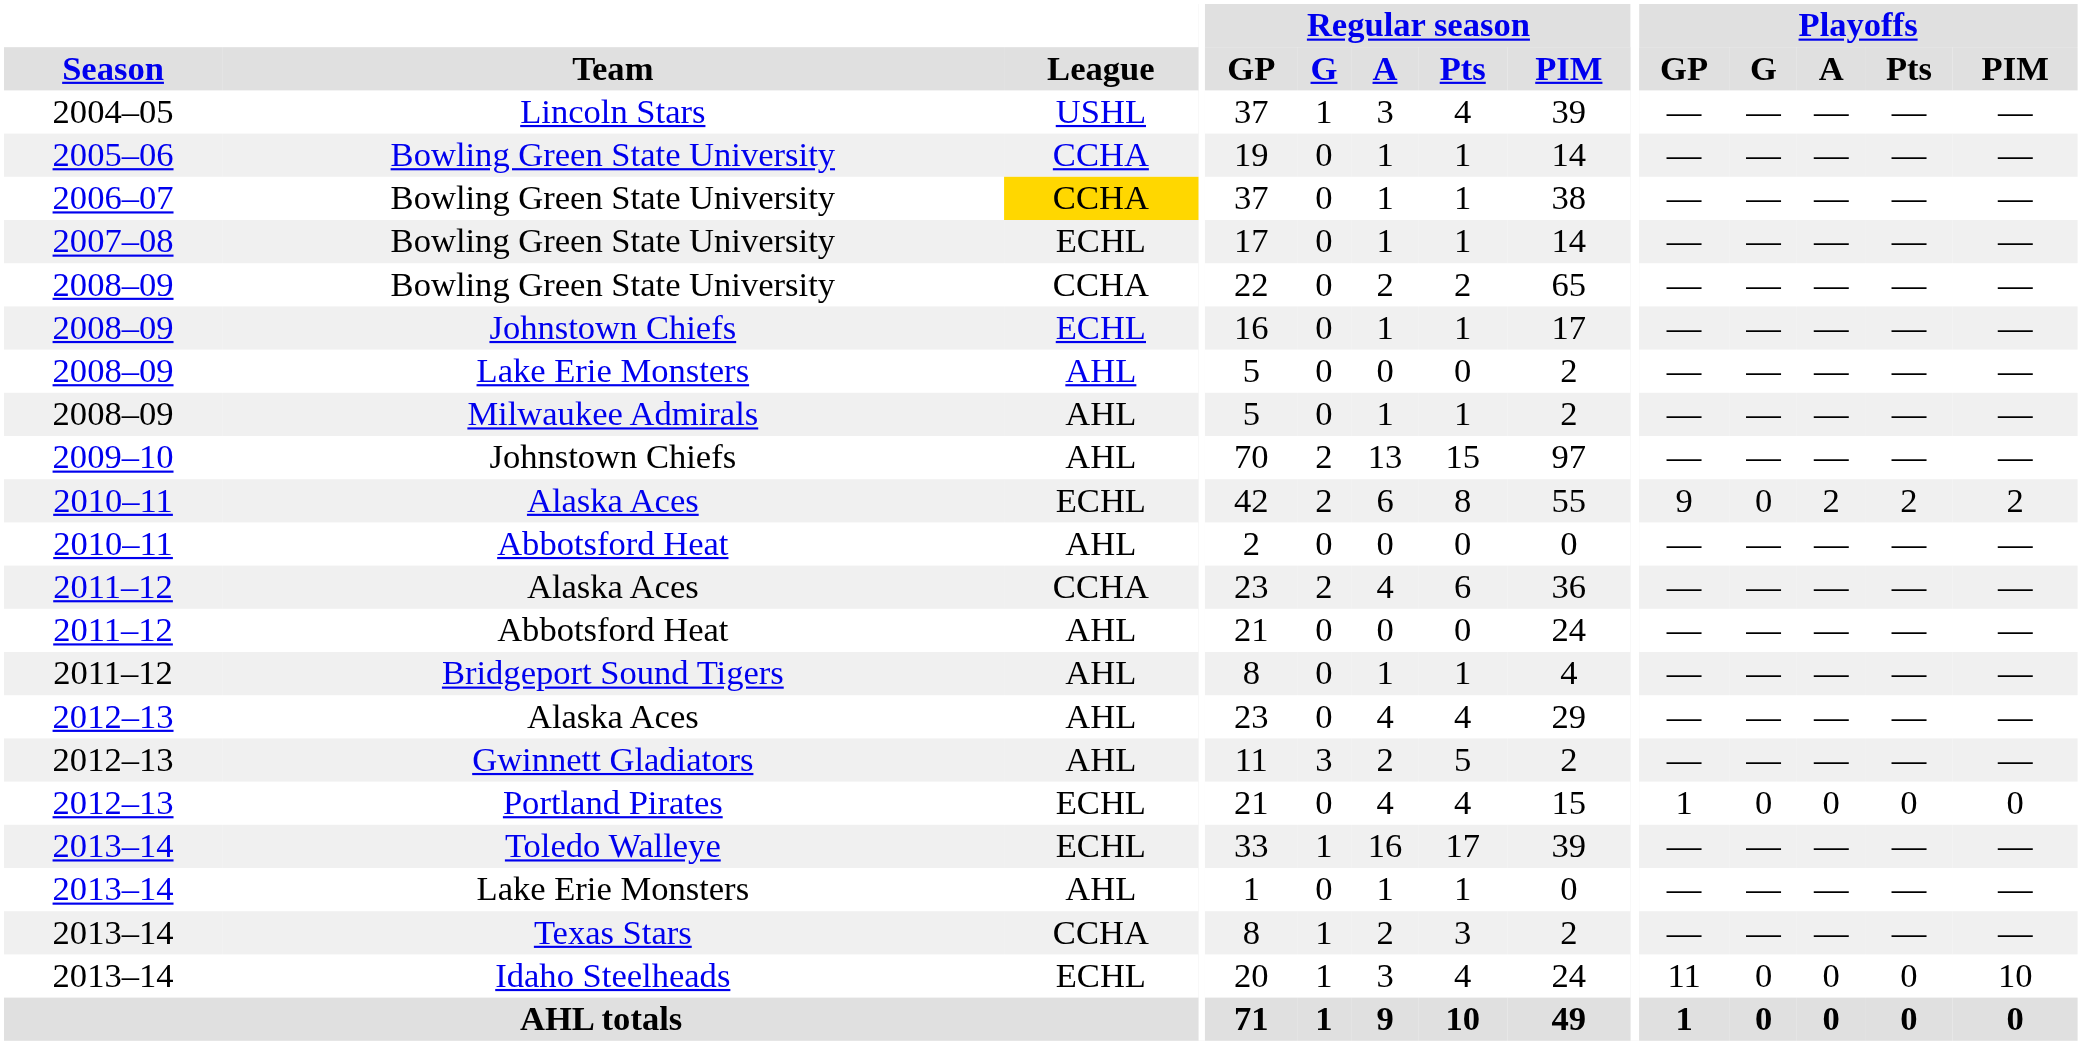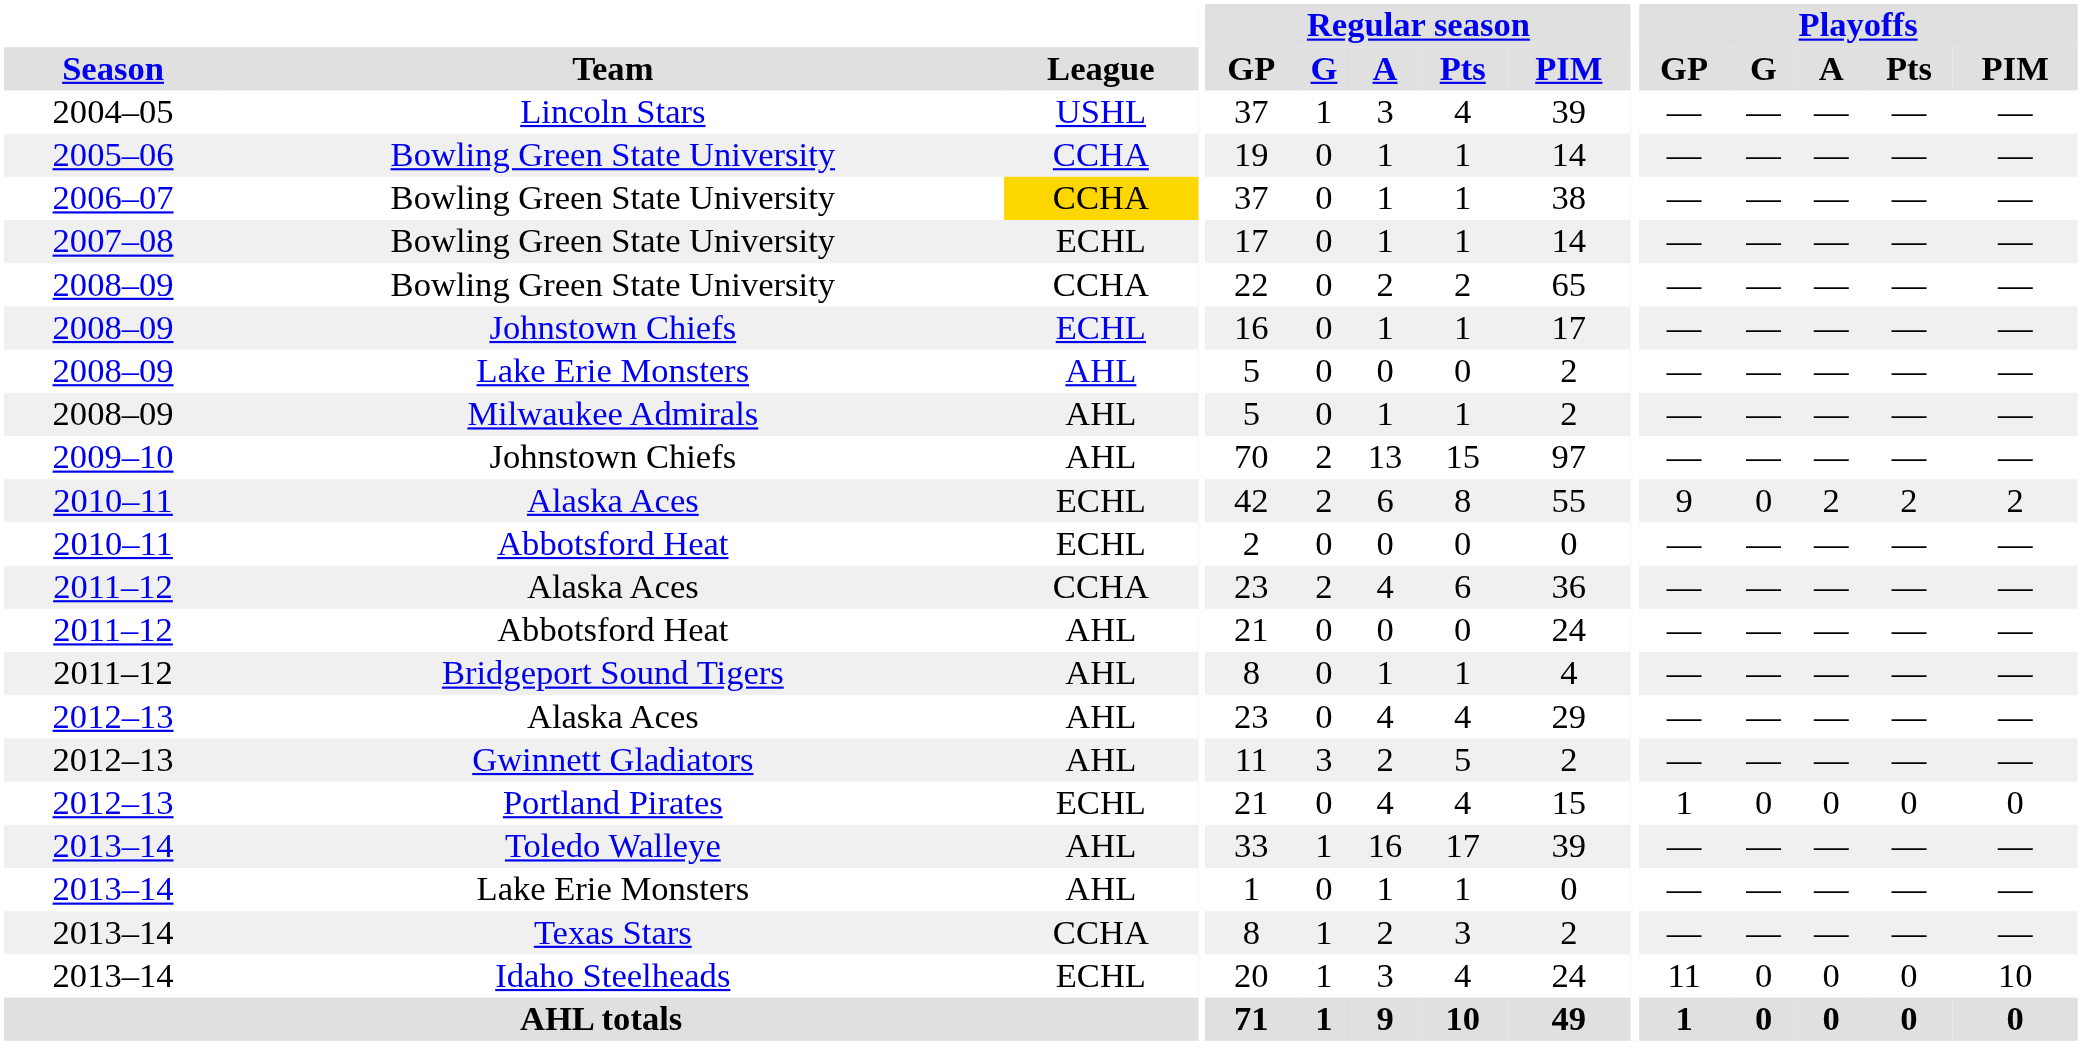(1101, 543) AHL -> (1101, 543) ECHL
(1101, 845) ECHL -> (1101, 845) AHL
